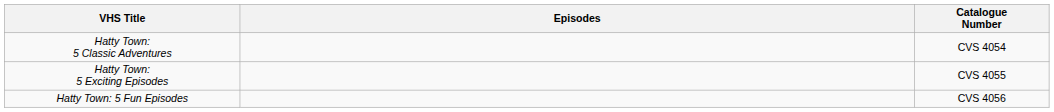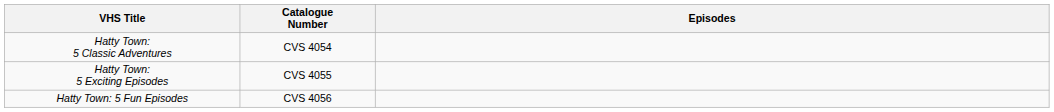columns swapped: (982, 18) <-> (577, 18)
